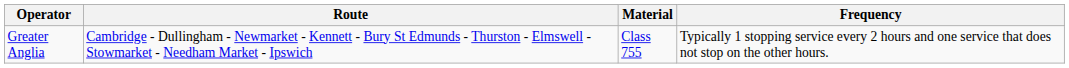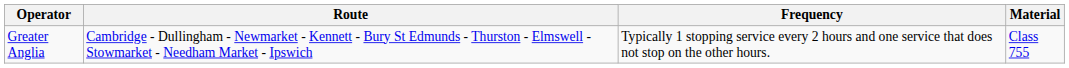columns swapped: (647, 15) <-> (871, 15)
